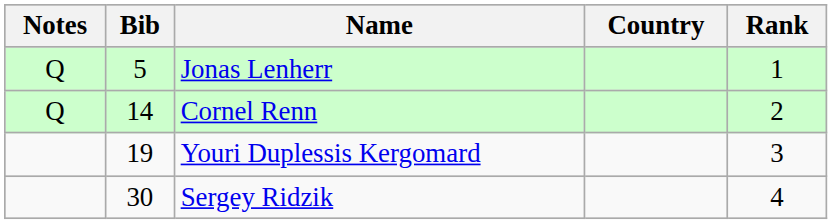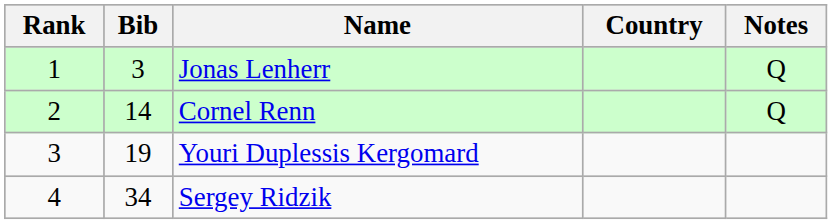columns swapped: (777, 25) <-> (55, 25)
(140, 68) 5 -> (138, 68) 3
(140, 196) 30 -> (138, 196) 34
